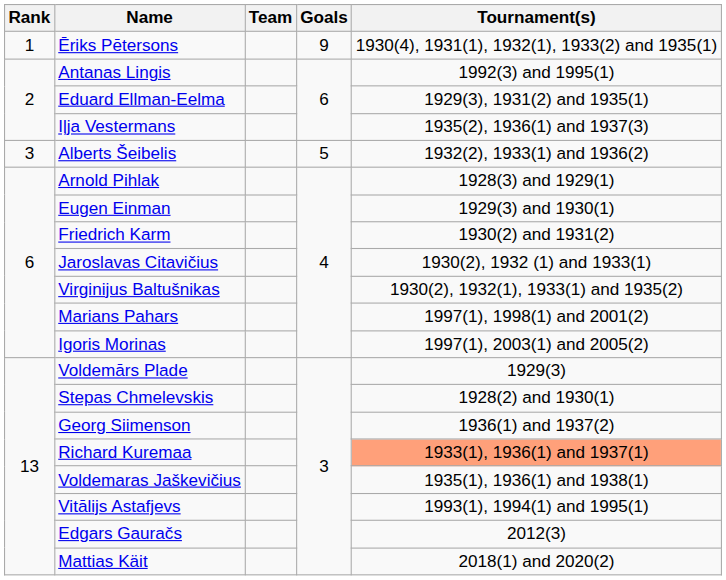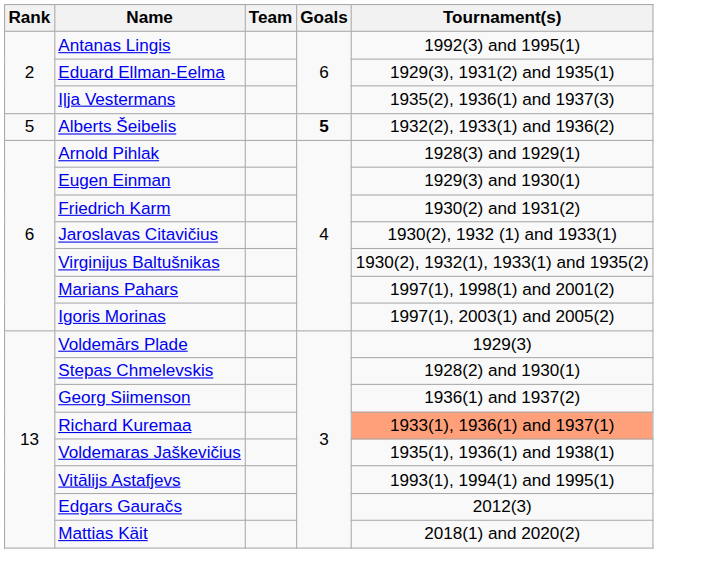- row: (118, 45)
(29, 153) 3 -> (29, 126) 5
(324, 153) normal -> (324, 126) bold
